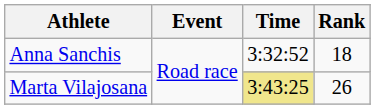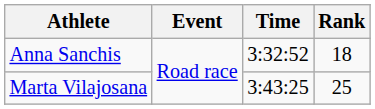(278, 88) khaki background -> (278, 88) no background
(342, 88) 26 -> (342, 88) 25
